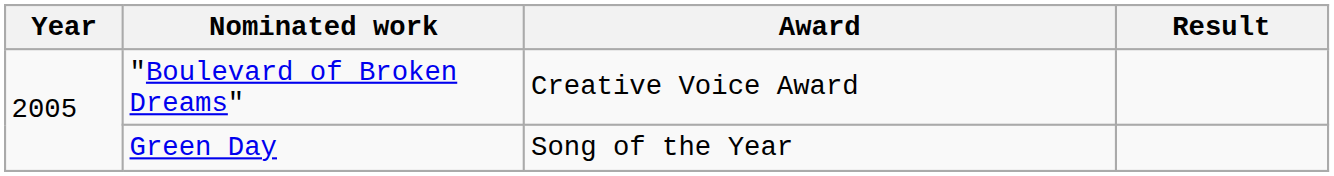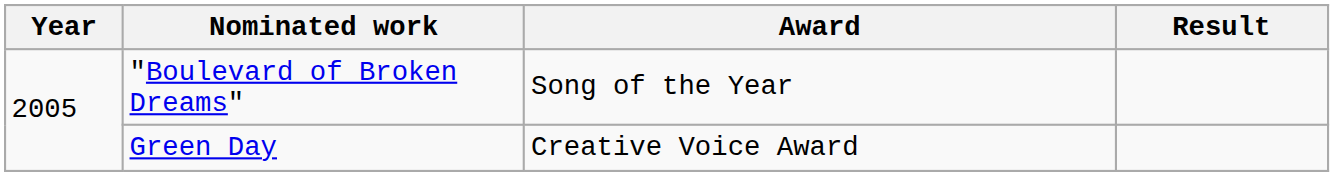(695, 88) Creative Voice Award -> (662, 88) Song of the Year
(662, 148) Song of the Year -> (695, 148) Creative Voice Award
